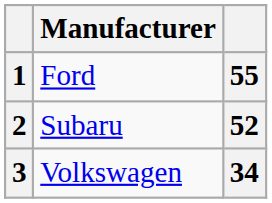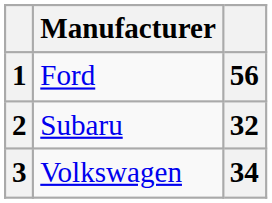(244, 76) 55 -> (244, 76) 56
(244, 124) 52 -> (244, 124) 32
